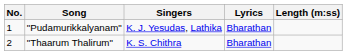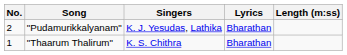(9, 28) 1 -> (9, 28) 2
(9, 43) 2 -> (9, 43) 1
